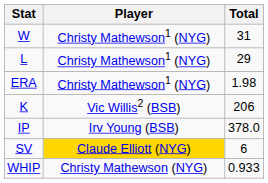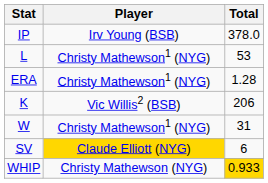rows swapped: (24, 36) <-> (24, 128)
(244, 59) 29 -> (244, 56) 53
(244, 83) 1.98 -> (244, 79) 1.28
(244, 168) no background -> (244, 168) gold background
